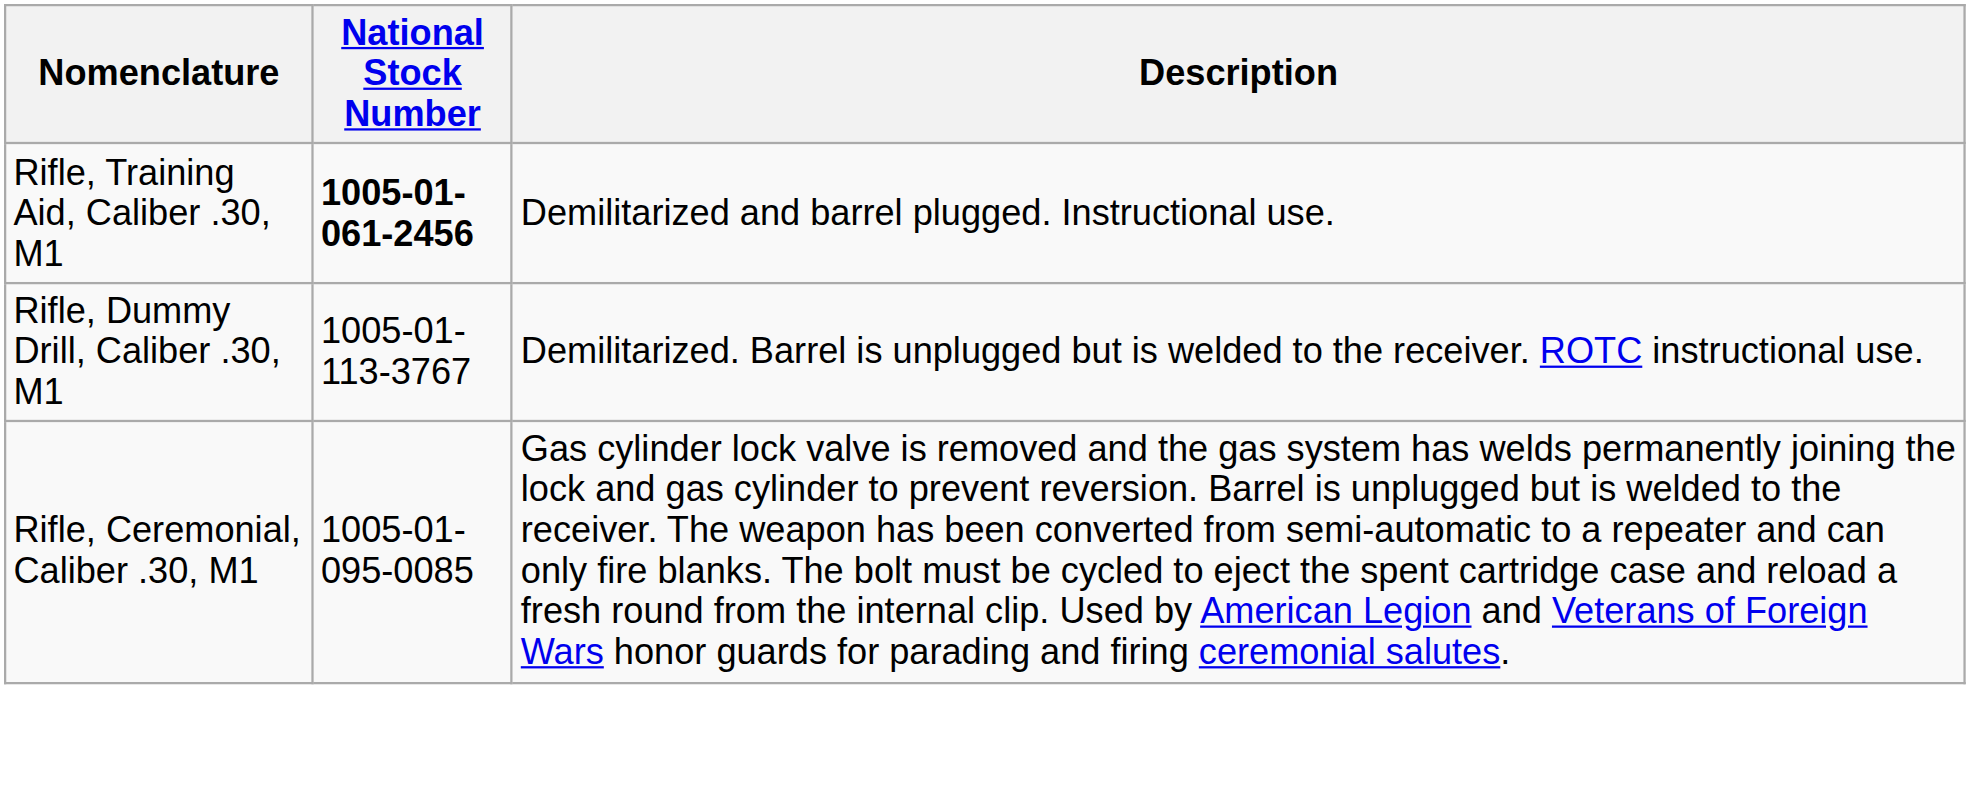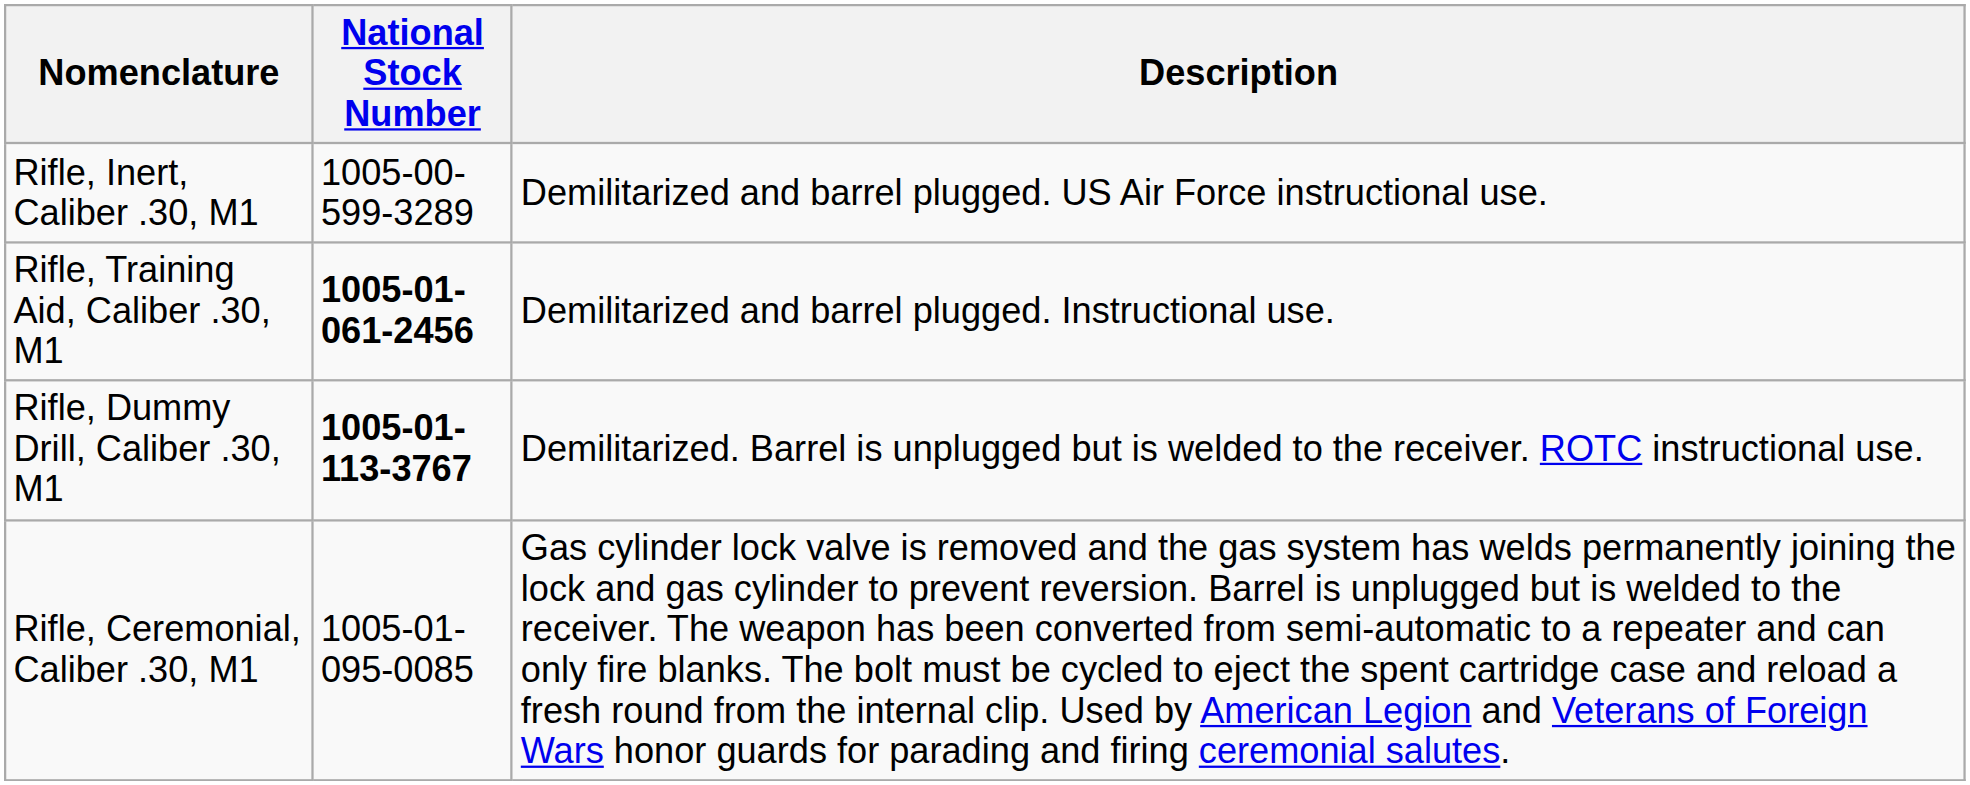+ row: (136, 192)
(396, 351) normal -> (396, 449) bold
